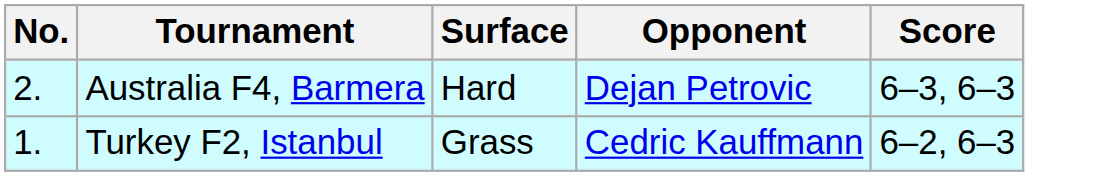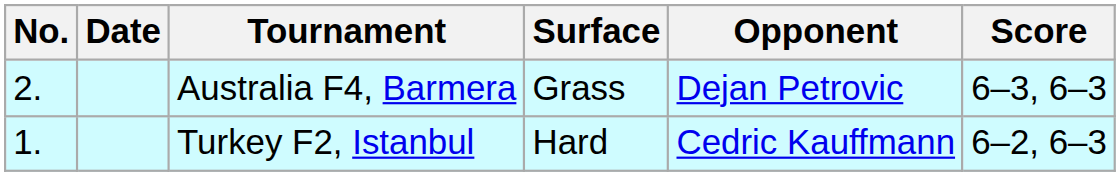+ column: (123, 32)
(479, 87) Hard -> (579, 87) Grass
(487, 142) Grass -> (570, 142) Hard
